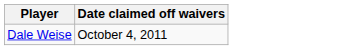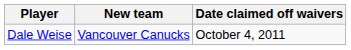+ column: (134, 14)
